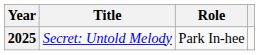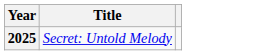- column: (212, 15)
